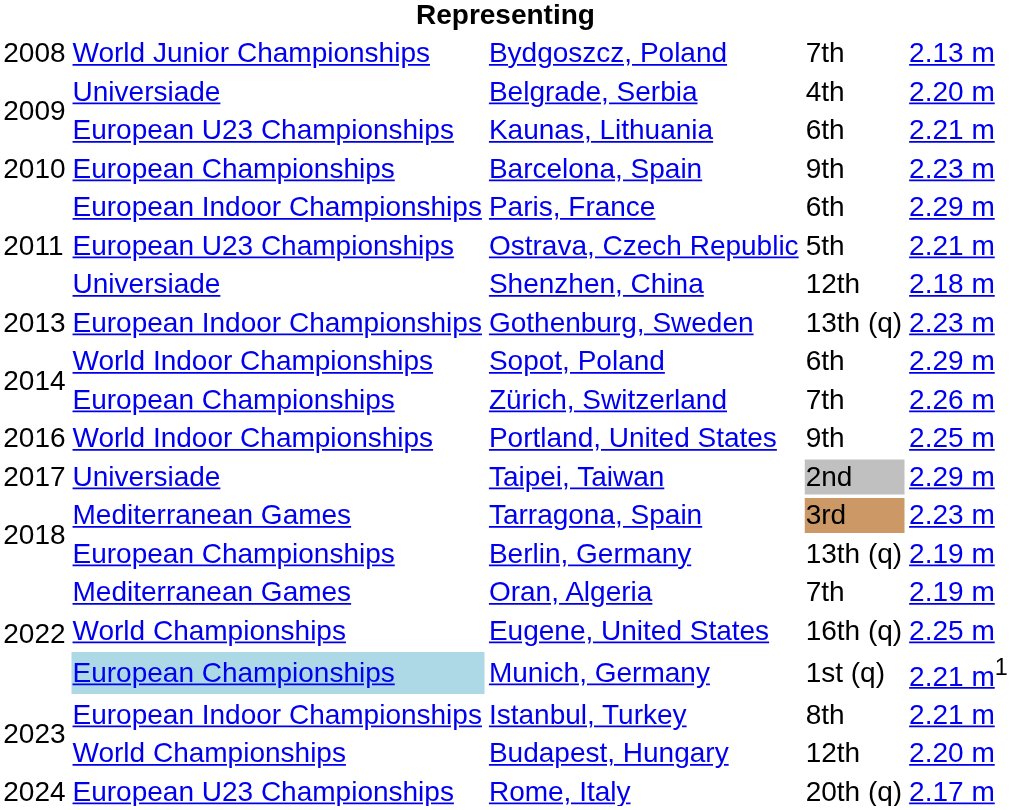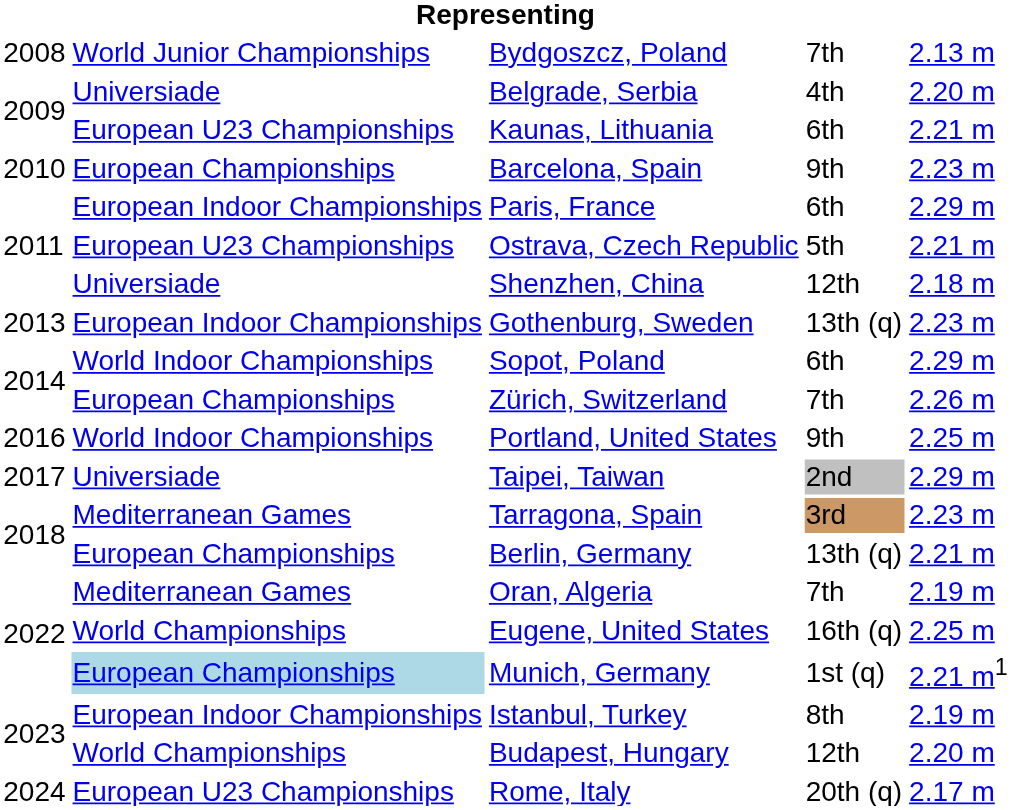(952, 553) 2.19 m -> (952, 553) 2.21 m
(952, 715) 2.21 m -> (952, 715) 2.19 m
